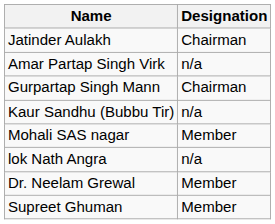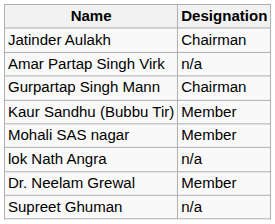(192, 111) n/a -> (209, 111) Member
(209, 207) Member -> (192, 207) n/a
